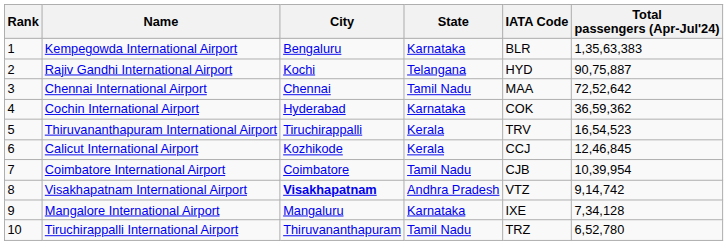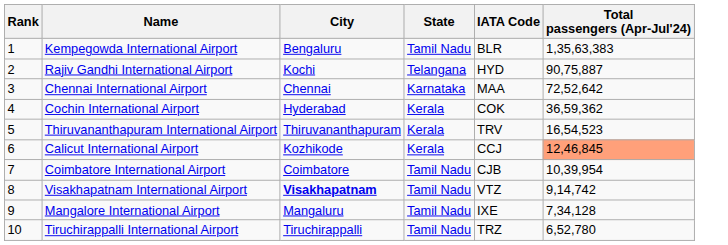(436, 48) Karnataka -> (439, 48) Tamil Nadu
(439, 89) Tamil Nadu -> (436, 89) Karnataka
(436, 109) Karnataka -> (426, 109) Kerala
(323, 129) Tiruchirappalli -> (342, 129) Thiruvananthapuram
(603, 149) no background -> (574, 149) lightsalmon background
(453, 189) Andhra Pradesh -> (439, 189) Tamil Nadu
(436, 210) Karnataka -> (439, 210) Tamil Nadu
(342, 230) Thiruvananthapuram -> (323, 230) Tiruchirappalli
